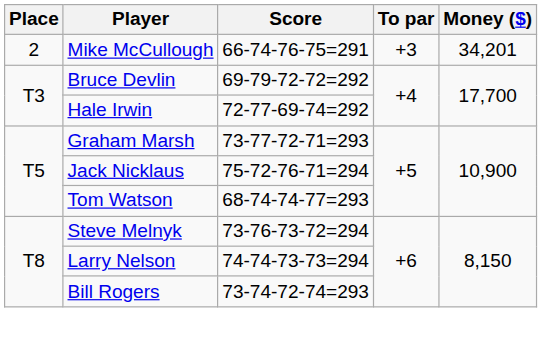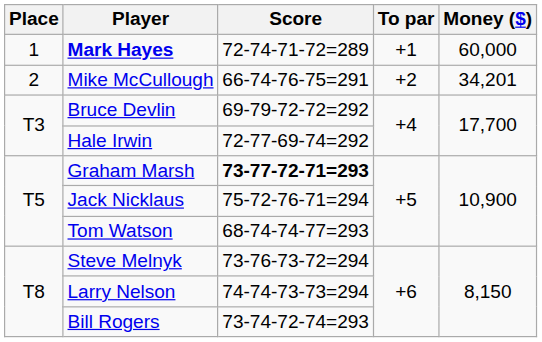+ row: (120, 49)
(406, 49) +3 -> (406, 79) +2
(296, 140) normal -> (296, 170) bold
